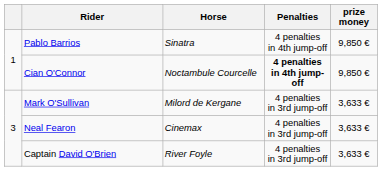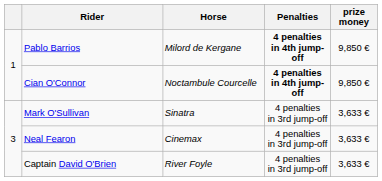(180, 42) Sinatra -> (203, 48) Milord de Kergane
(298, 42) normal -> (298, 48) bold
(203, 103) Milord de Kergane -> (180, 114) Sinatra
